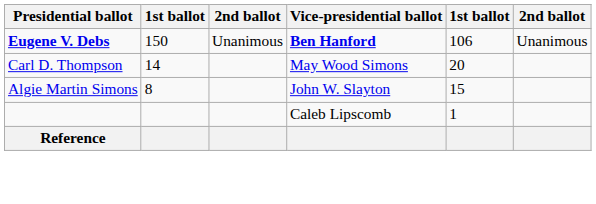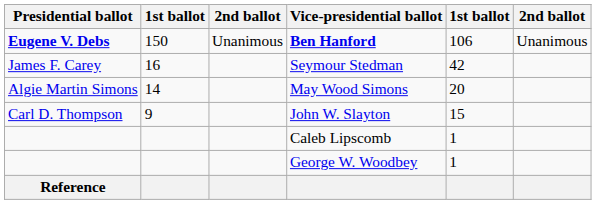+ row: (346, 65)
(65, 65) Carl D. Thompson -> (73, 89) Algie Martin Simons
(73, 89) Algie Martin Simons -> (65, 114) Carl D. Thompson
(149, 89) 8 -> (149, 114) 9
+ row: (354, 162)
